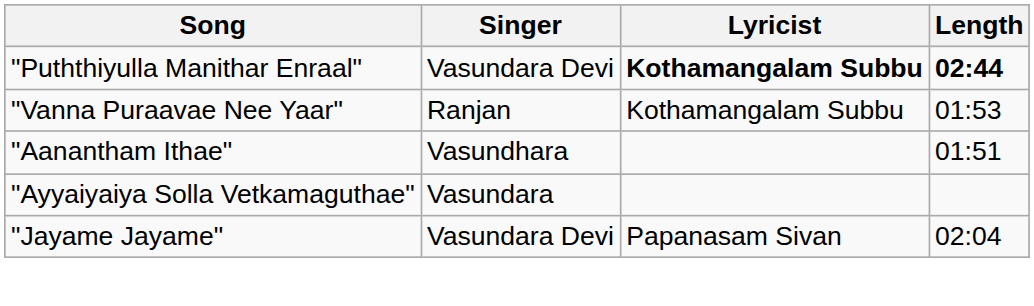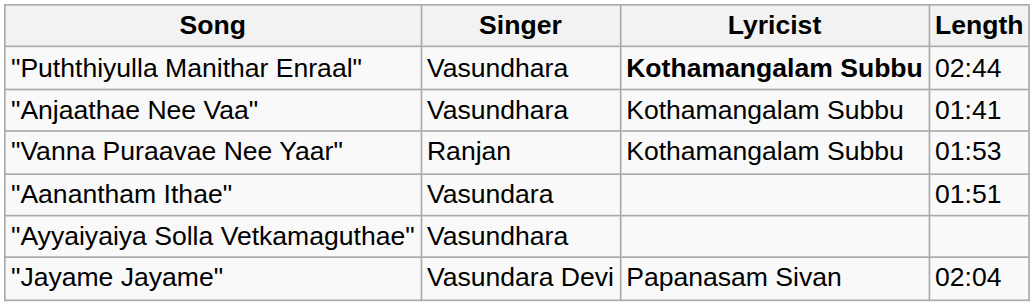(520, 67) Vasundara Devi -> (498, 67) Vasundhara
(969, 67) bold -> (968, 67) normal
+ row: (135, 109)
(498, 151) Vasundhara -> (490, 194) Vasundara
(490, 194) Vasundara -> (498, 236) Vasundhara
